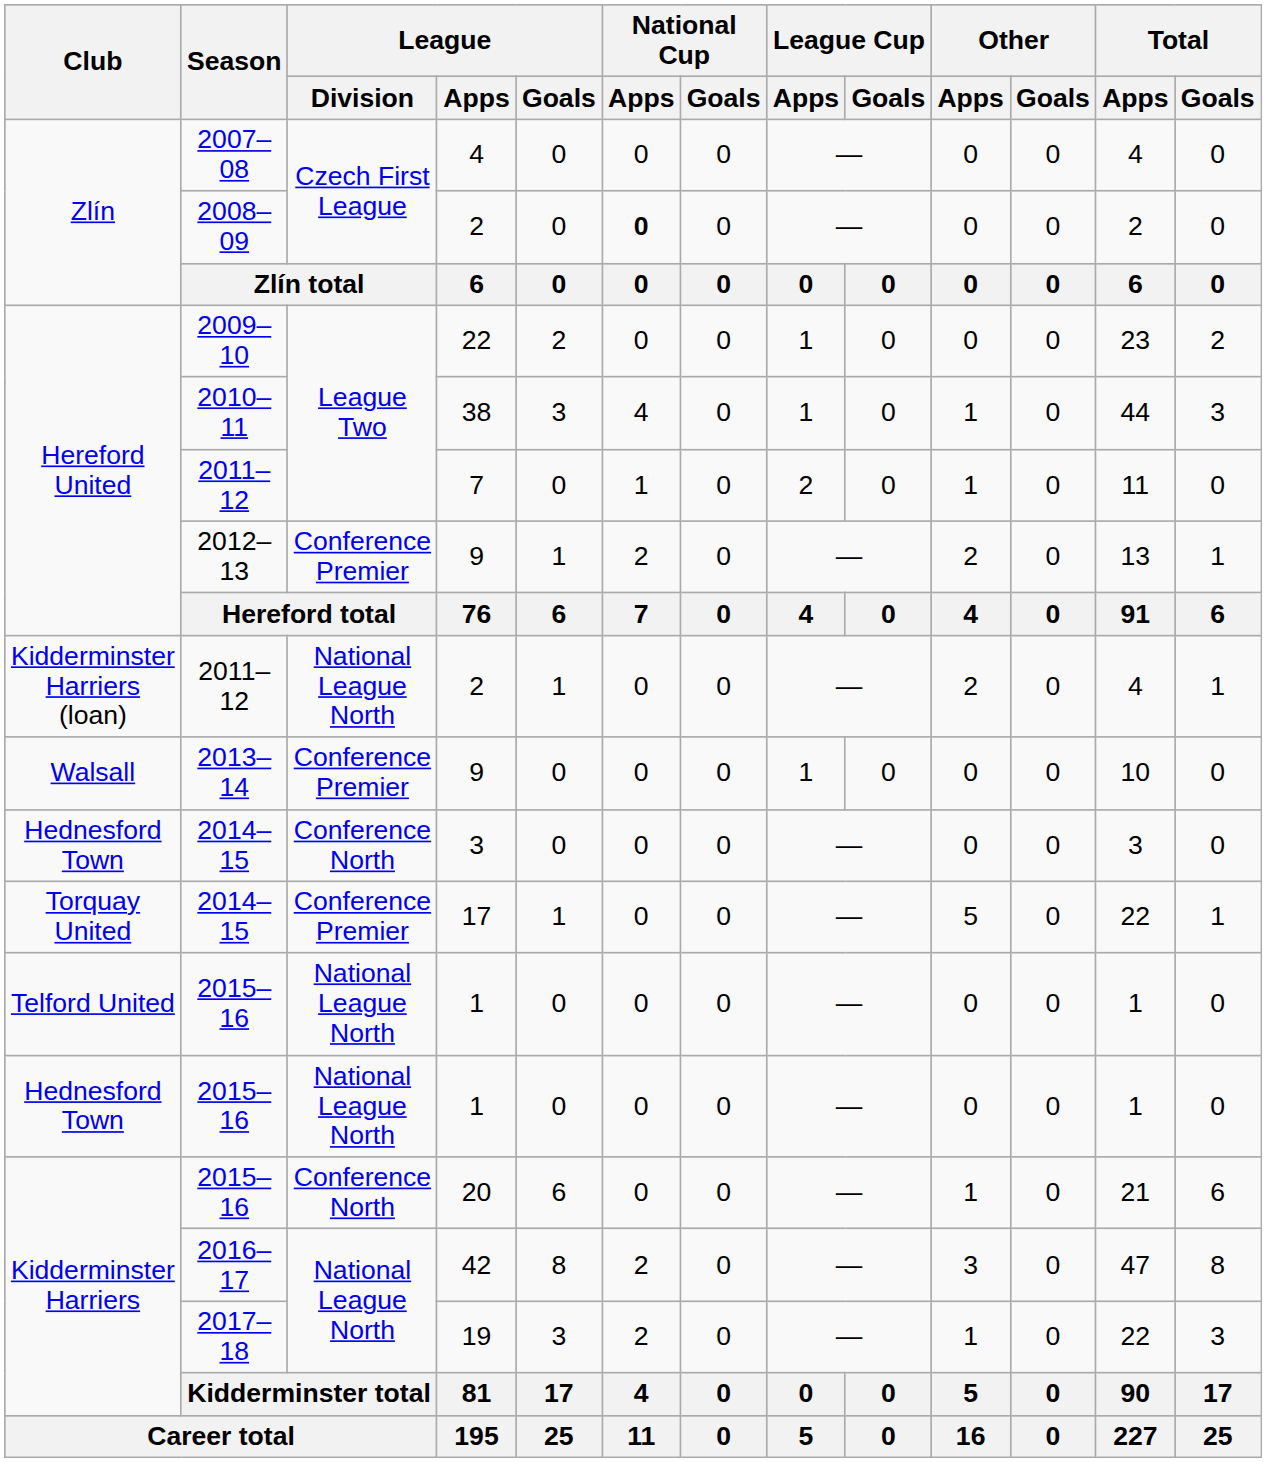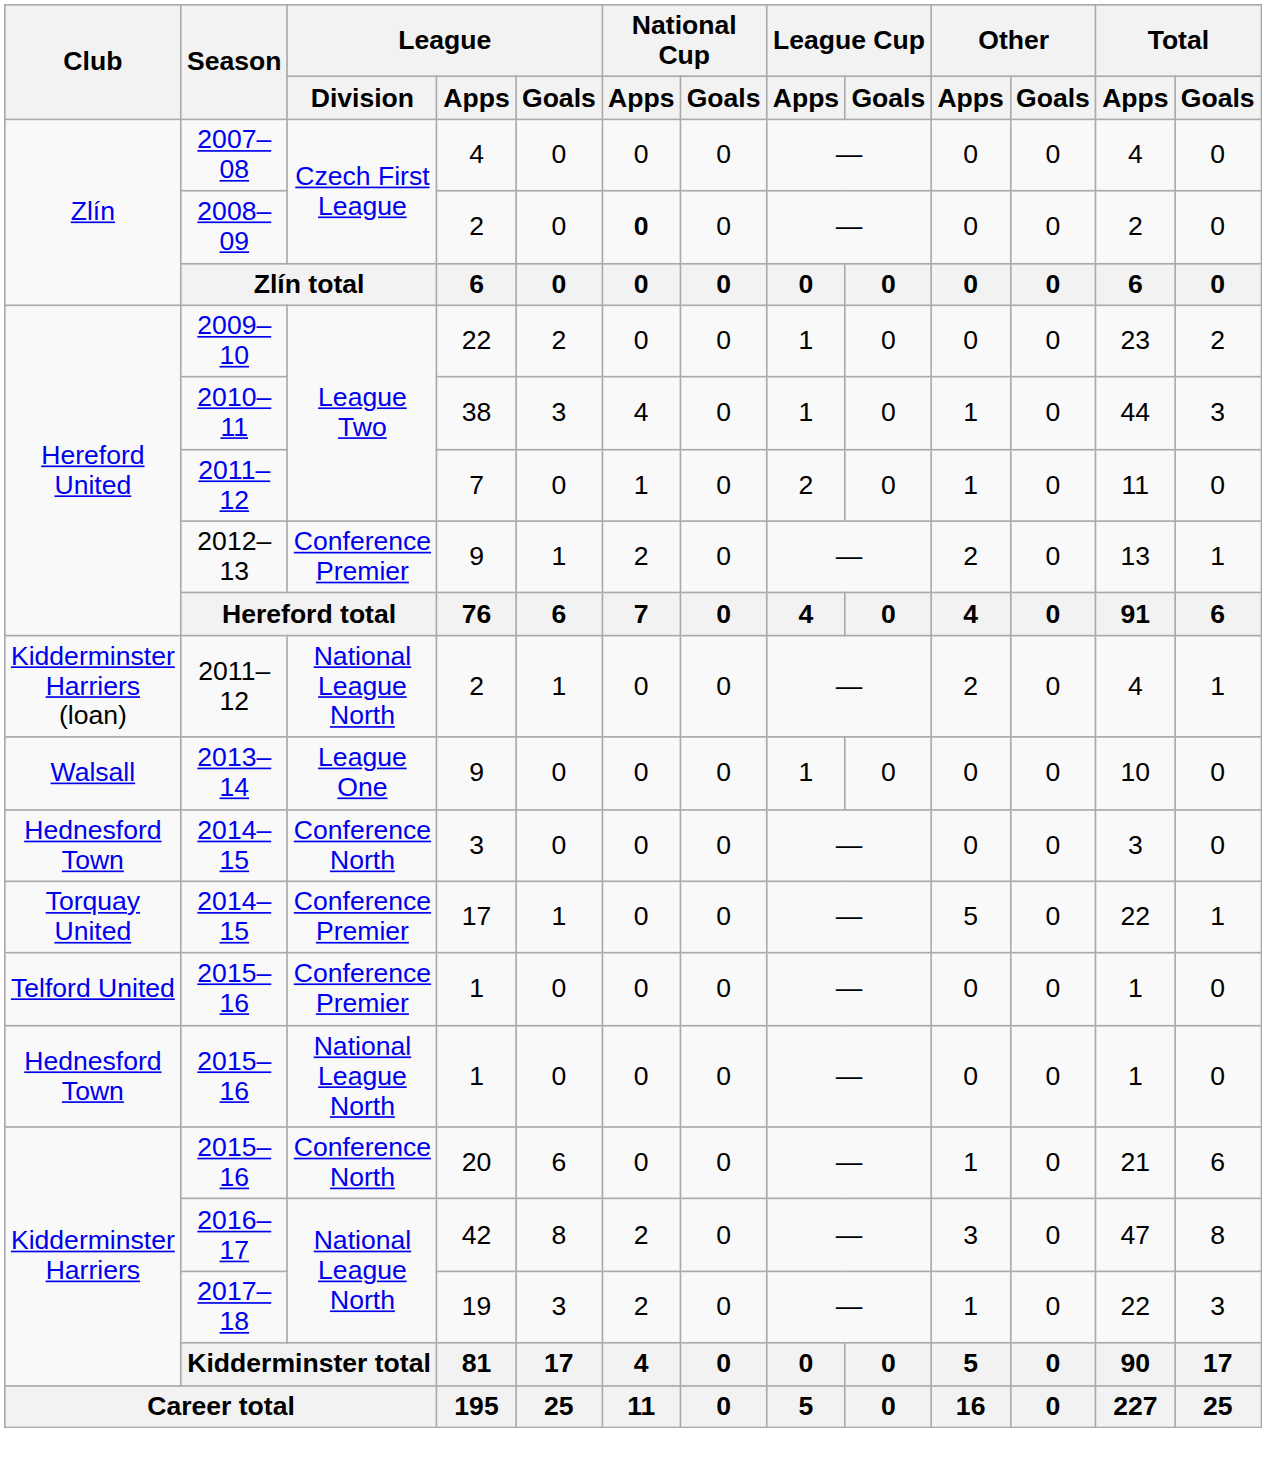(362, 772) Conference Premier -> (362, 772) League One
(362, 1003) National League North -> (362, 988) Conference Premier
